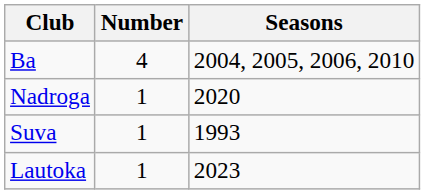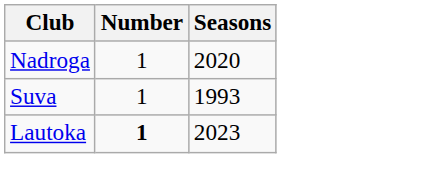- row: (23, 59)
(142, 170) normal -> (142, 133) bold
